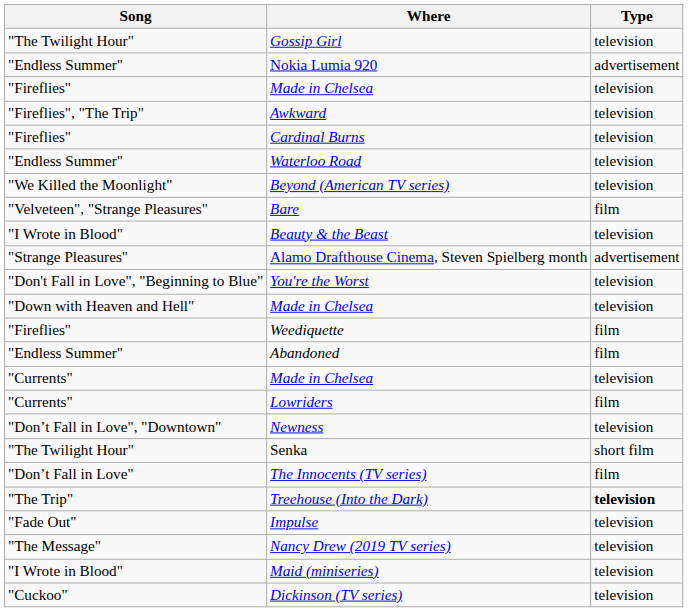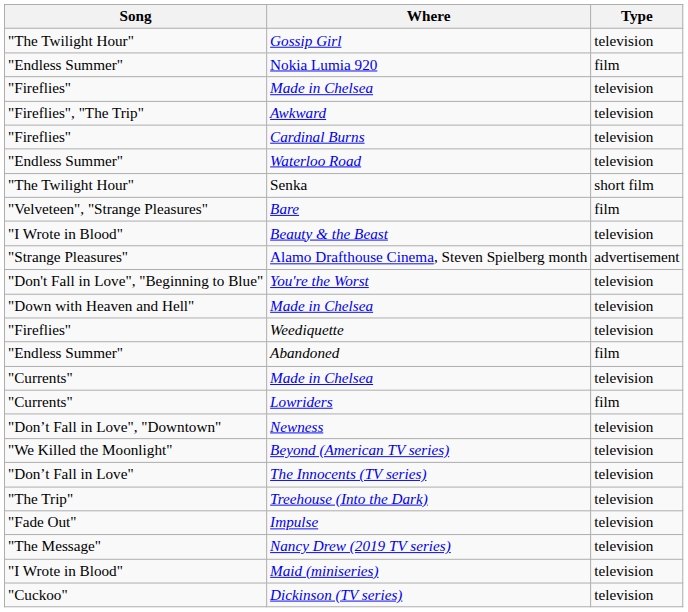(637, 64) advertisement -> (607, 64) film
rows swapped: (71, 450) <-> (90, 185)
(607, 329) film -> (624, 329) television
(607, 474) film -> (624, 474) television
(625, 498) bold -> (624, 498) normal
